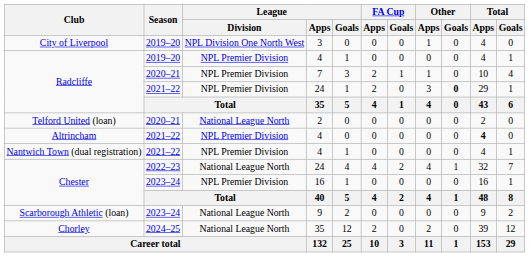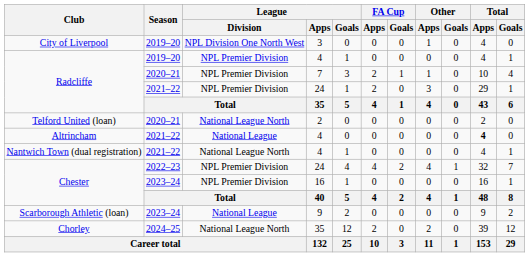(456, 89) bold -> (456, 89) normal
(244, 136) NPL Premier Division -> (244, 136) National League
(244, 151) NPL Premier Division -> (244, 151) National League North
(244, 167) National League North -> (244, 167) NPL Premier Division
(244, 213) National League North -> (244, 213) National League
